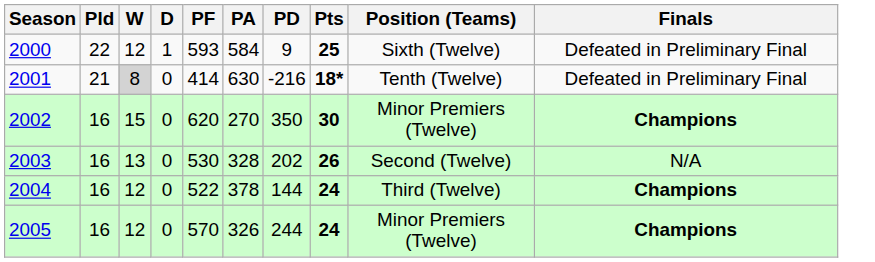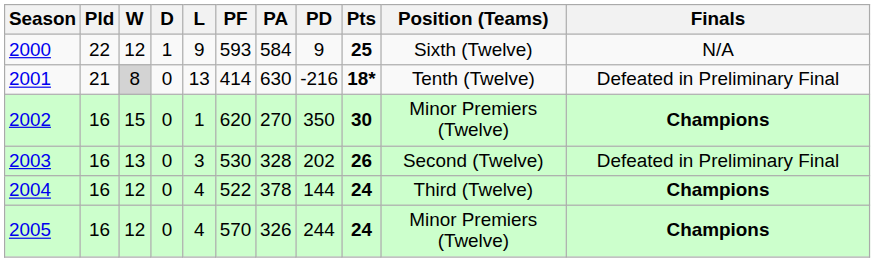+ column: (199, 19)
(686, 49) Defeated in Preliminary Final -> (718, 49) N/A
(686, 160) N/A -> (718, 160) Defeated in Preliminary Final
